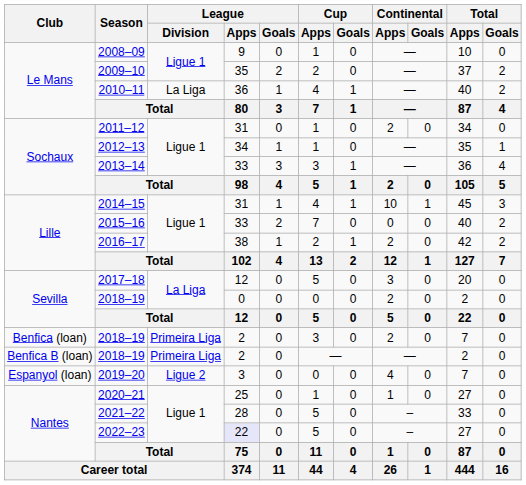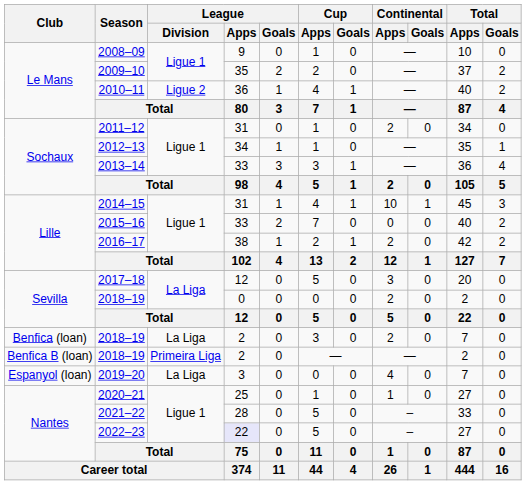(186, 90) La Liga -> (186, 90) Ligue 2
(186, 337) Primeira Liga -> (186, 337) La Liga
(186, 375) Ligue 2 -> (186, 375) La Liga
